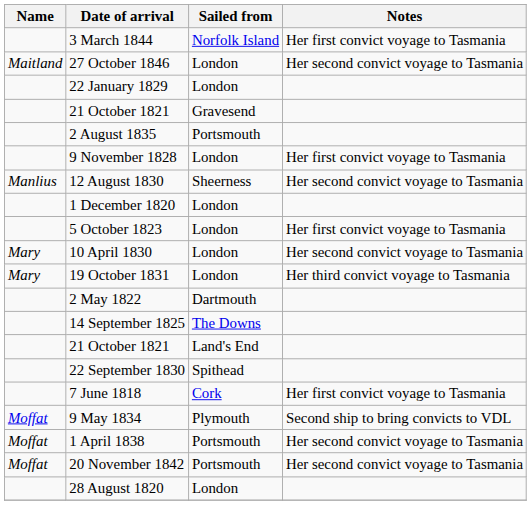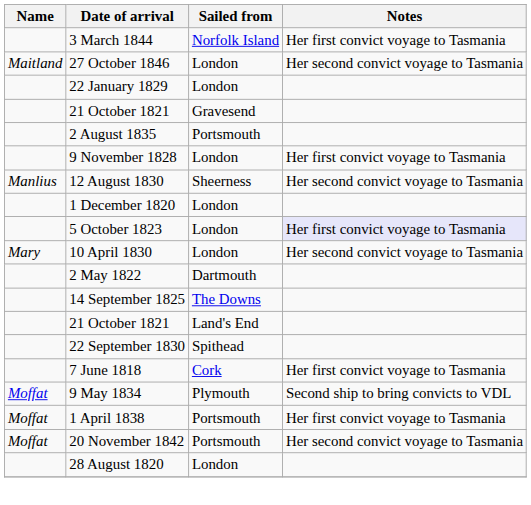(396, 228) no background -> (396, 228) lavender background
- row: (119, 275)
(405, 441) Her second convict voyage to Tasmania -> (396, 417) Her first convict voyage to Tasmania
